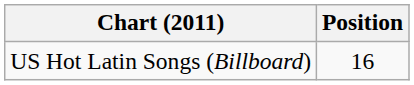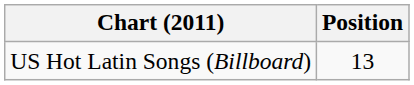(362, 60) 16 -> (362, 60) 13
